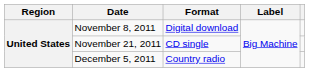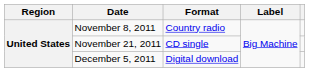(202, 28) Digital download -> (195, 28) Country radio
(195, 59) Country radio -> (202, 59) Digital download
